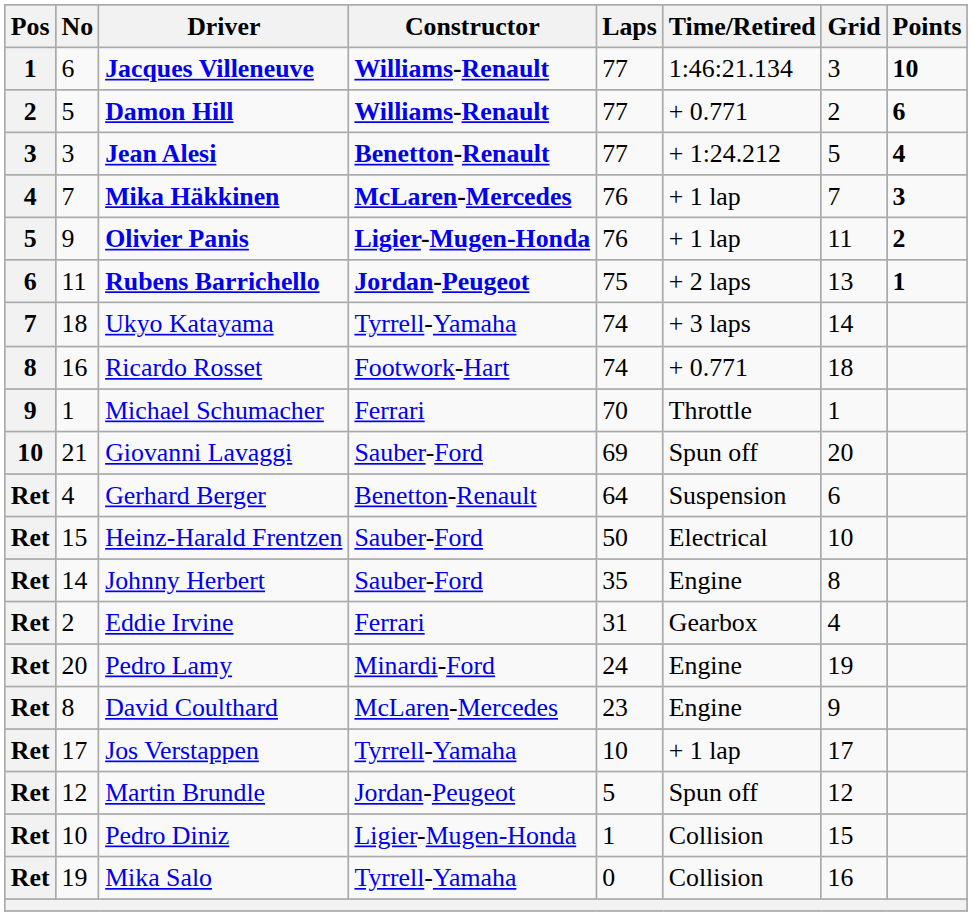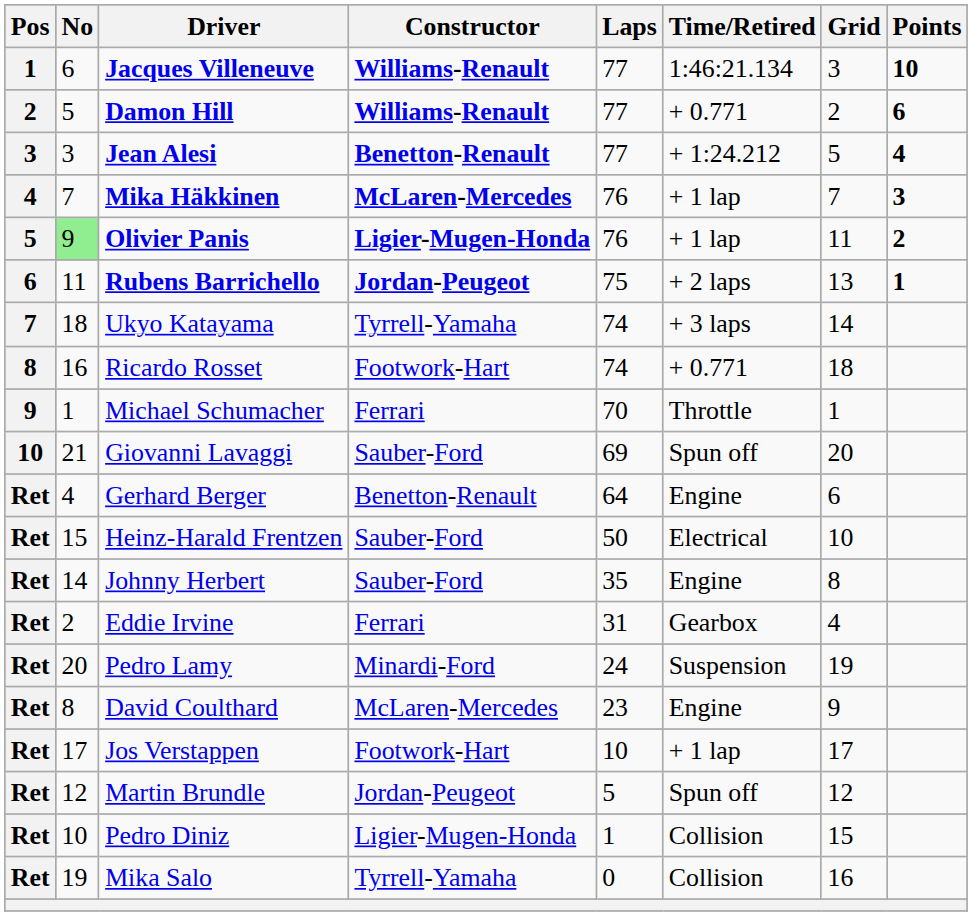(68, 239) no background -> (68, 239) lightgreen background
(728, 494) Suspension -> (705, 494) Engine
(705, 665) Engine -> (728, 665) Suspension
(435, 750) Tyrrell-Yamaha -> (432, 750) Footwork-Hart
